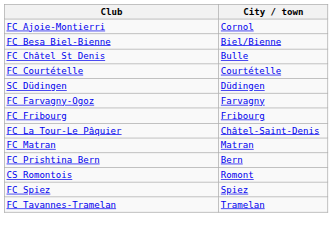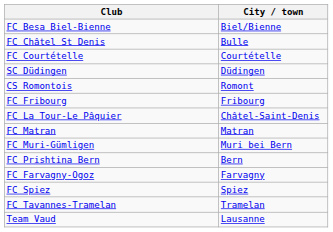- row: (56, 27)
rows swapped: (50, 101) <-> (39, 175)
+ row: (50, 145)
+ row: (31, 219)
